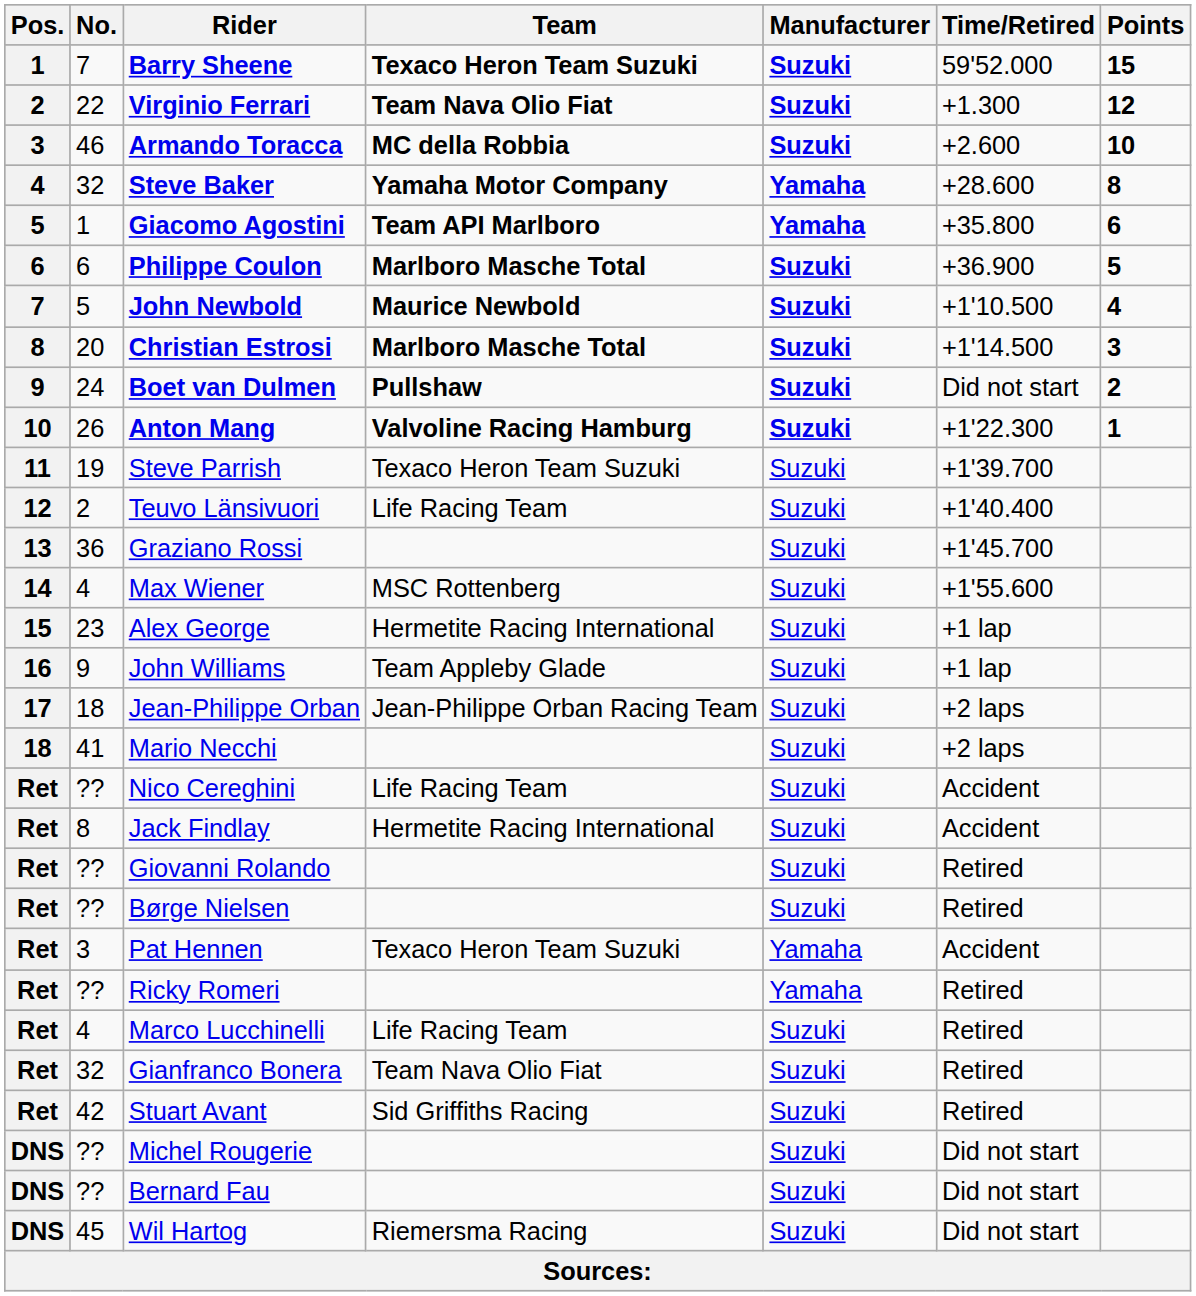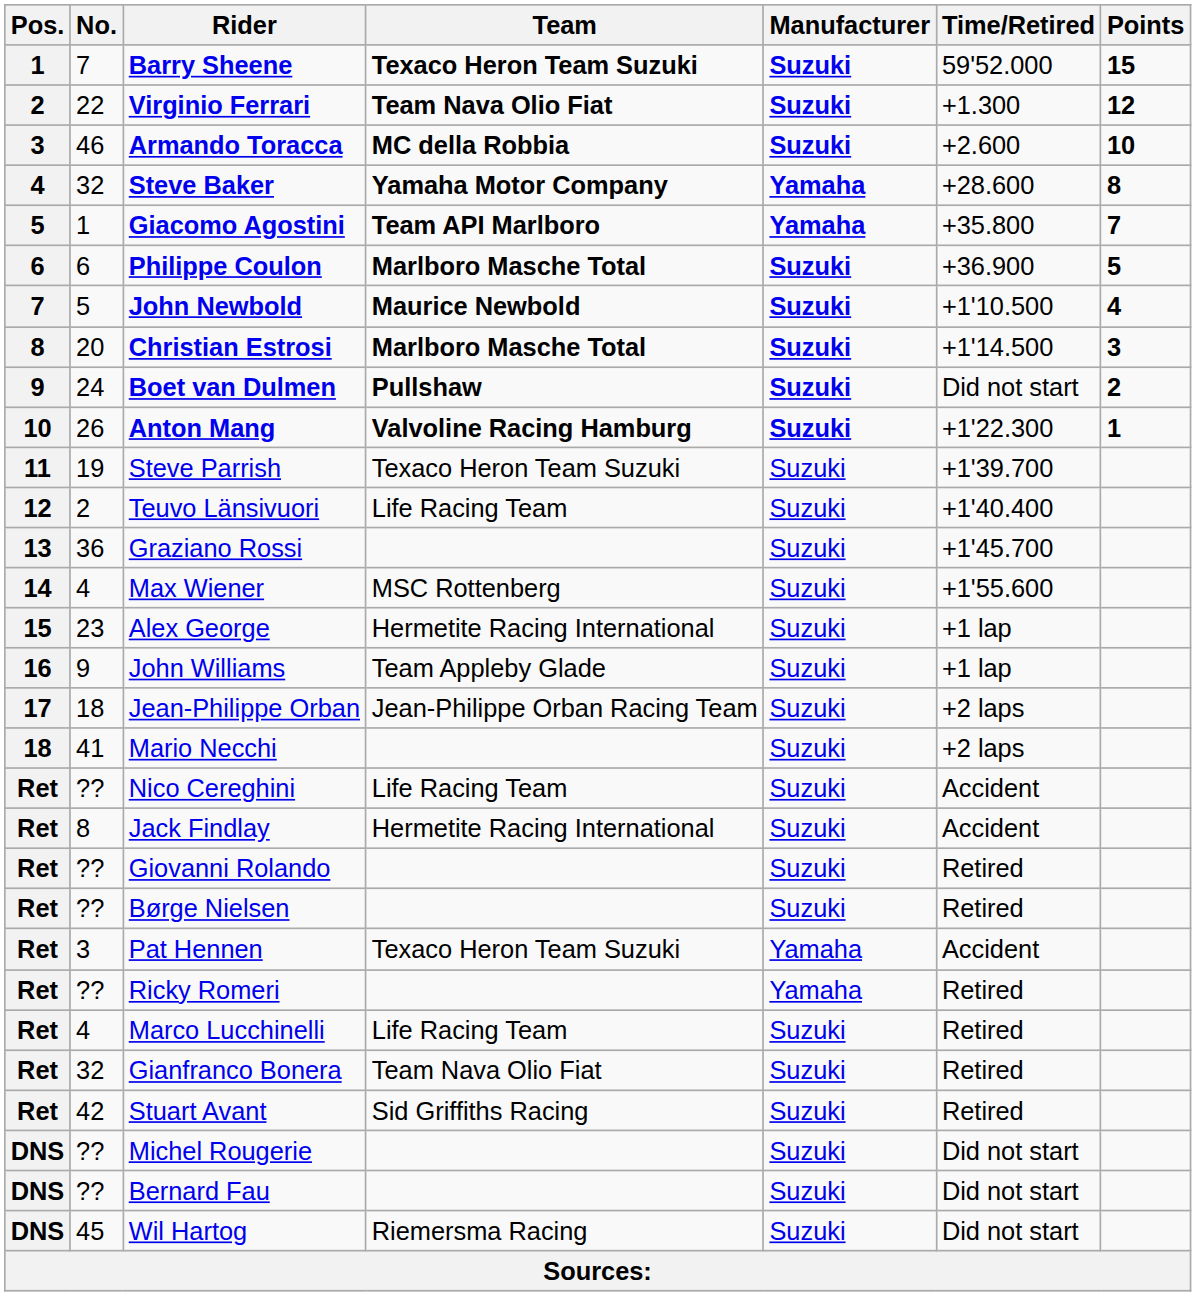(1114, 226) 6 -> (1114, 226) 7
